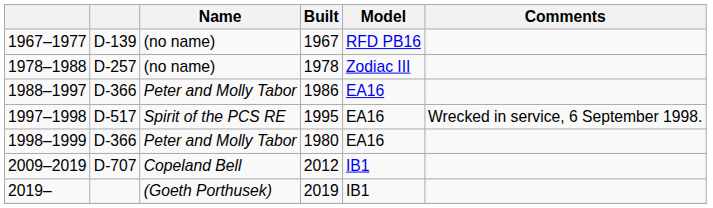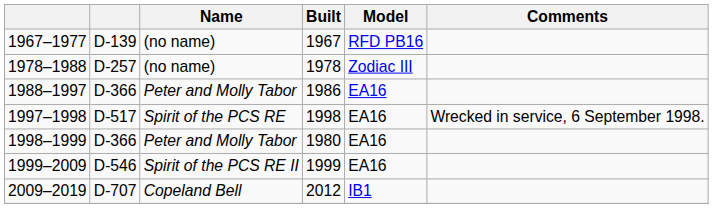(321, 116) 1995 -> (324, 116) 1998
+ row: (47, 166)
- row: (30, 191)
